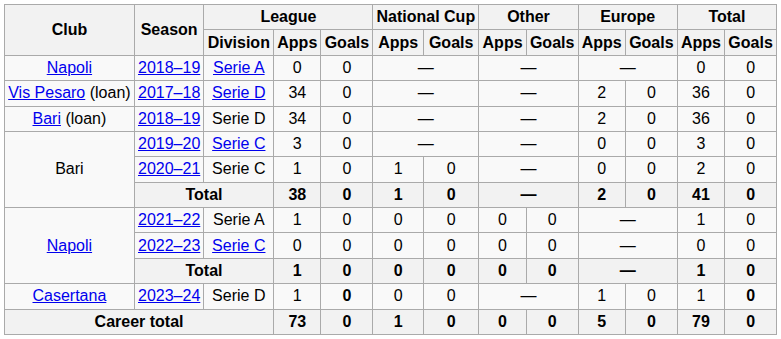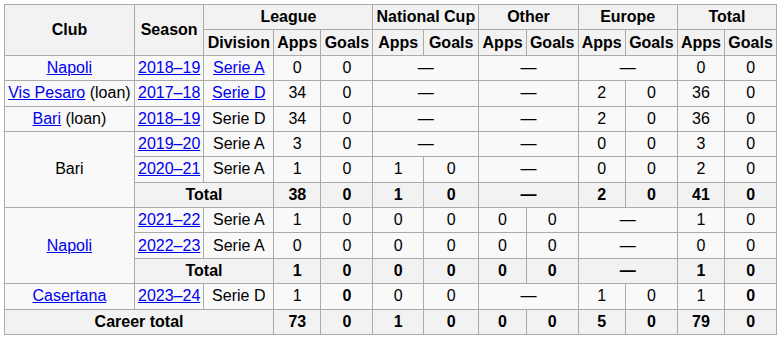(239, 144) Serie C -> (239, 144) Serie A
(239, 169) Serie C -> (239, 169) Serie A
(239, 245) Serie C -> (239, 245) Serie A
